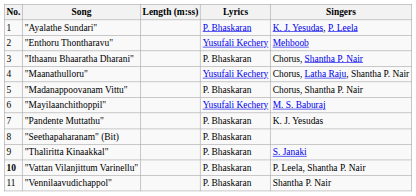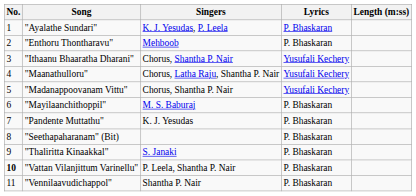columns swapped: (341, 12) <-> (170, 12)
(236, 43) Yusufali Kechery -> (308, 43) P. Bhaskaran
(227, 59) P. Bhaskaran -> (316, 59) Yusufali Kechery
(227, 90) P. Bhaskaran -> (316, 90) Yusufali Kechery
(236, 105) Yusufali Kechery -> (308, 105) P. Bhaskaran
